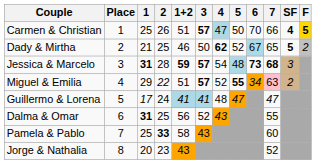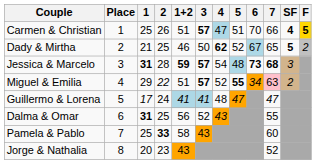(238, 30) 50 -> (238, 30) 51
